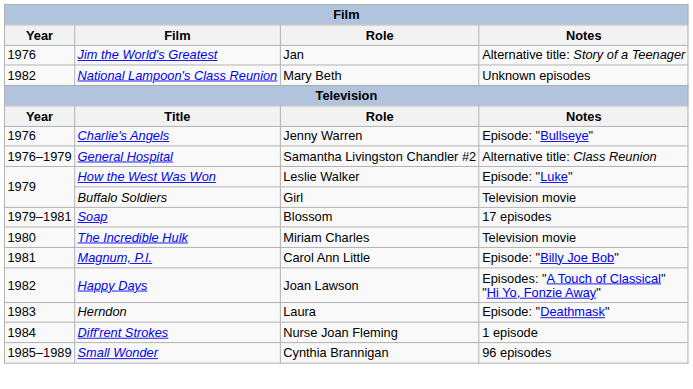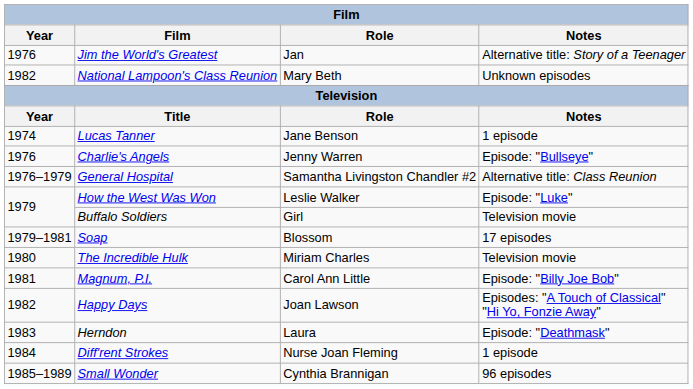+ row: (116, 136)
